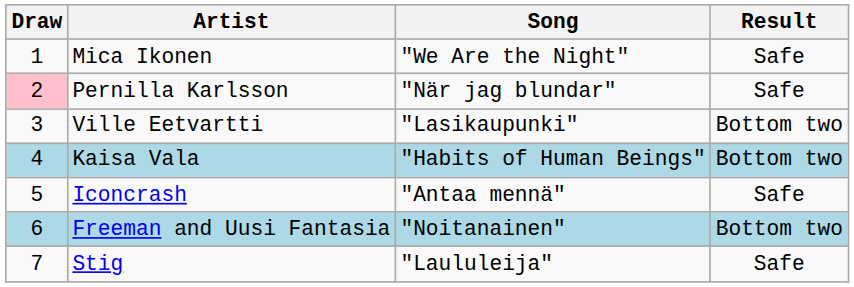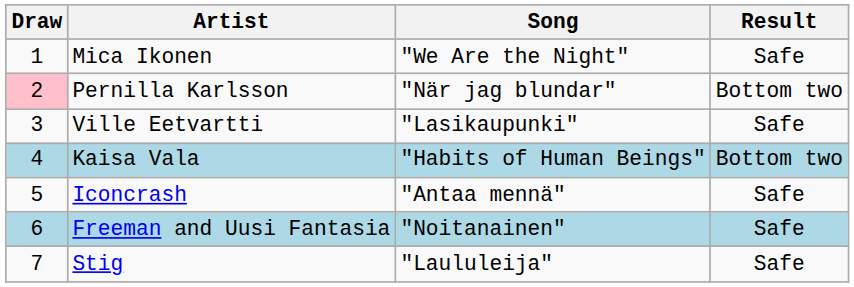(779, 91) Safe -> (779, 91) Bottom two
(779, 126) Bottom two -> (779, 126) Safe
(779, 229) Bottom two -> (779, 229) Safe
